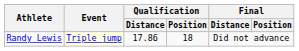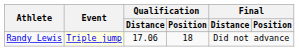(145, 39) 17.86 -> (145, 39) 17.06
